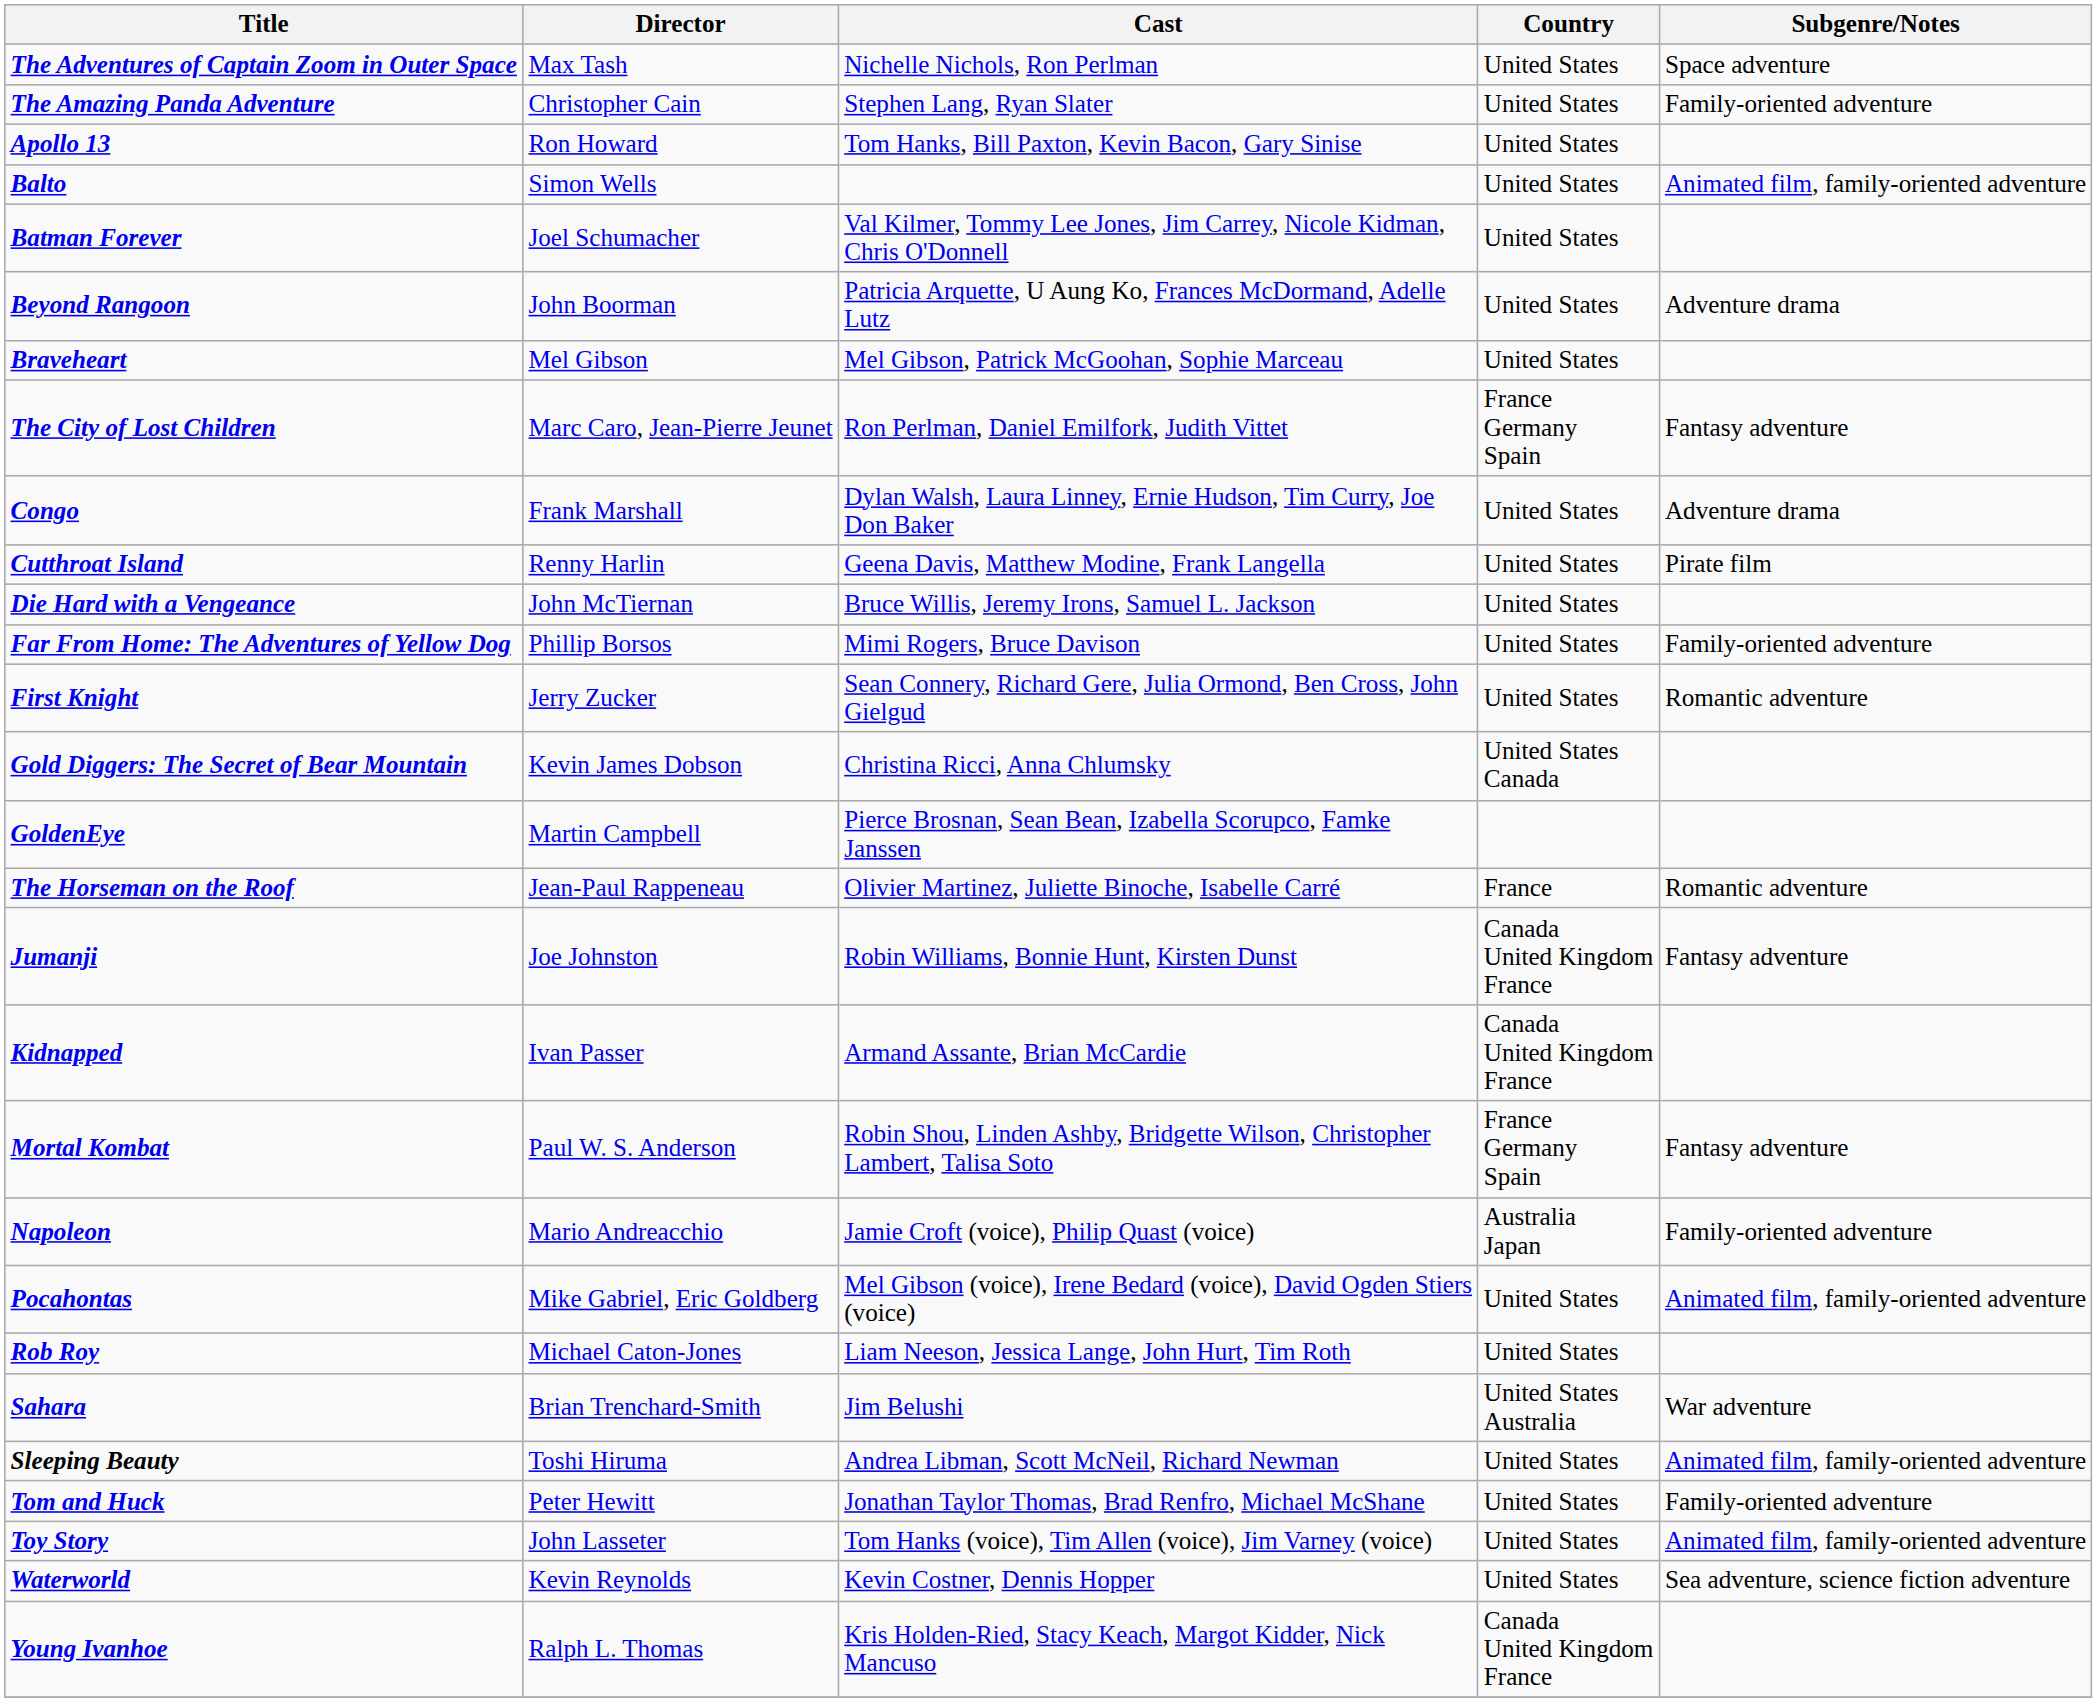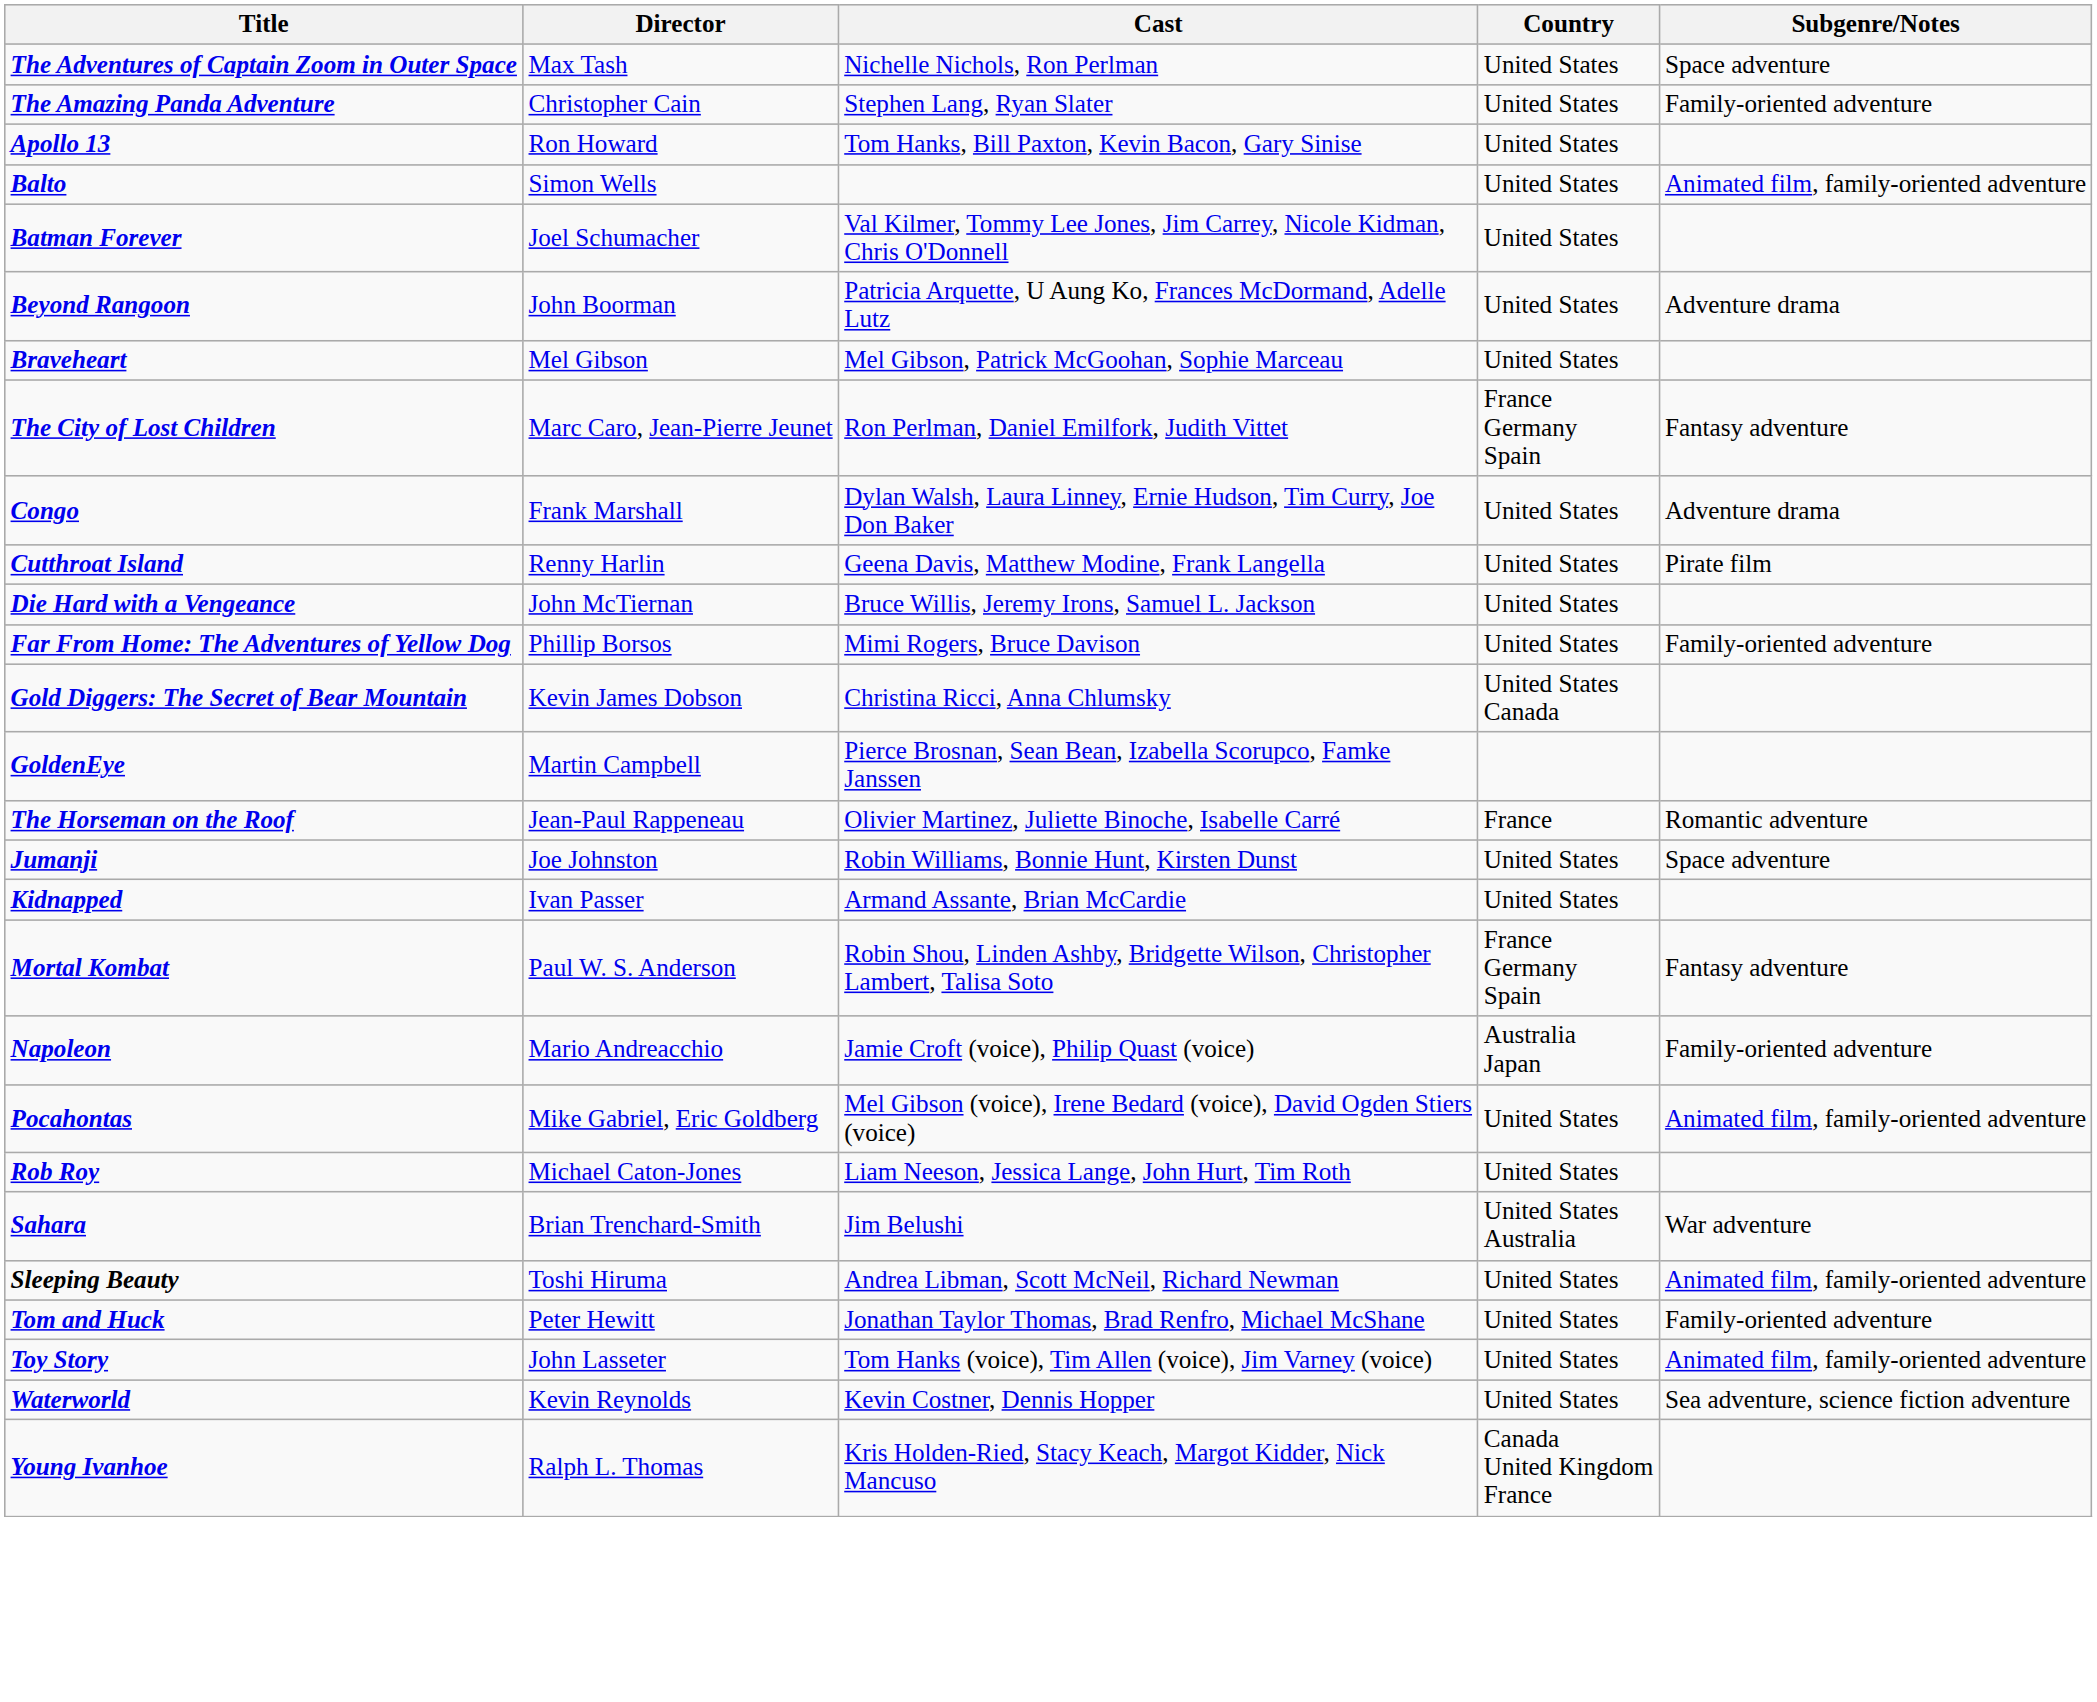- row: (74, 697)
(1569, 956) Canada United Kingdom France -> (1551, 859) United States
(1757, 956) Fantasy adventure -> (1748, 859) Space adventure
(1569, 1052) Canada United Kingdom France -> (1551, 899) United States
